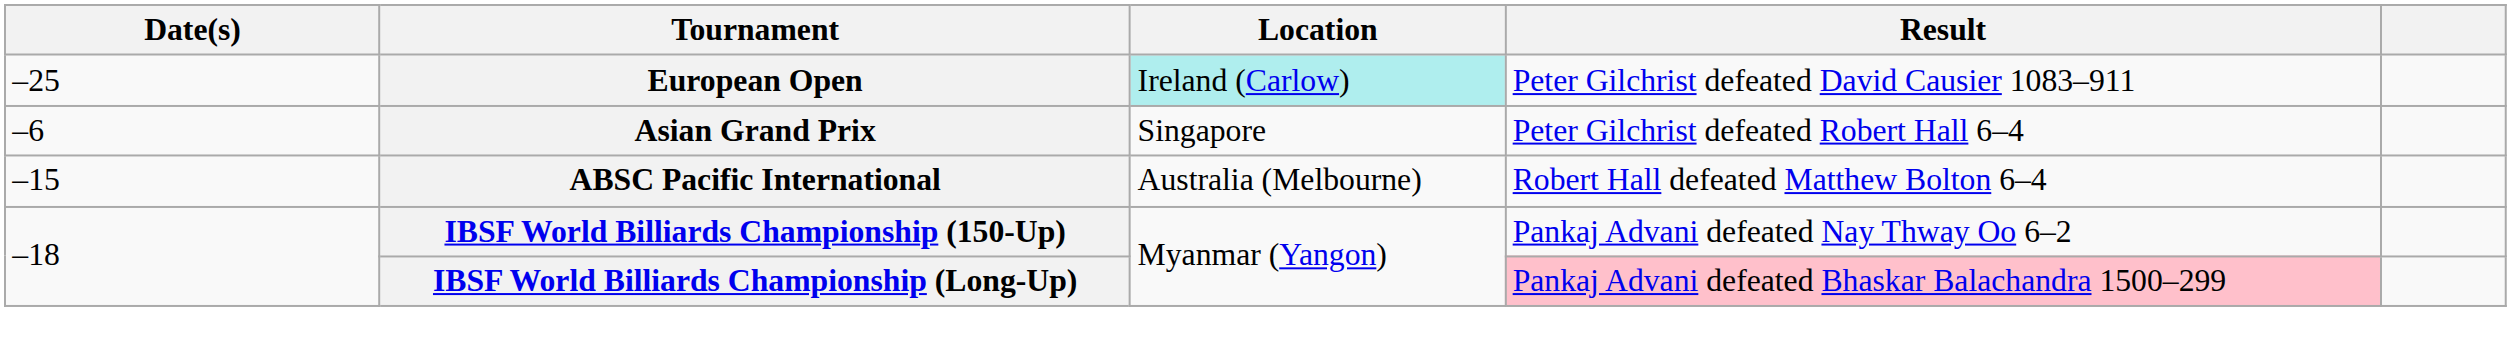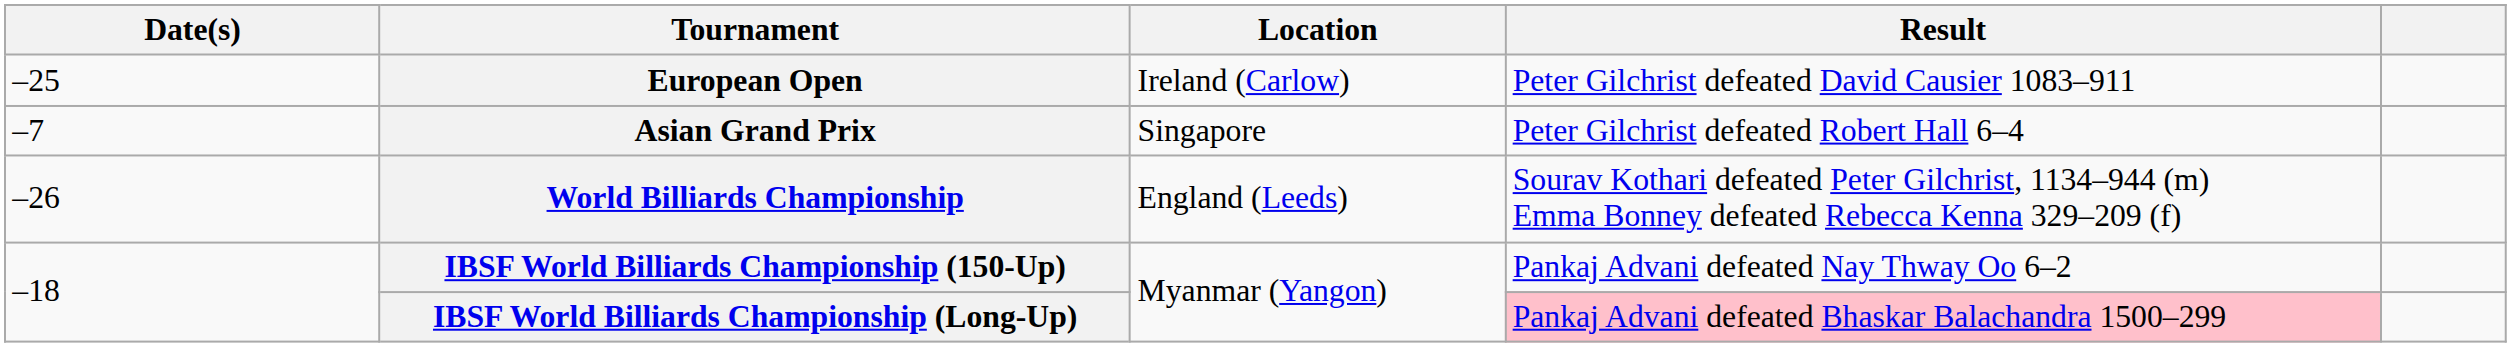(1244, 79) paleturquoise background -> (1244, 79) no background
(28, 130) –6 -> (28, 130) –7
- row: (755, 180)
+ row: (755, 198)
